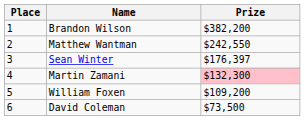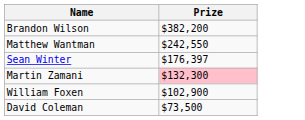- column: (25, 12)
(227, 92) $109,200 -> (185, 92) $102,900
